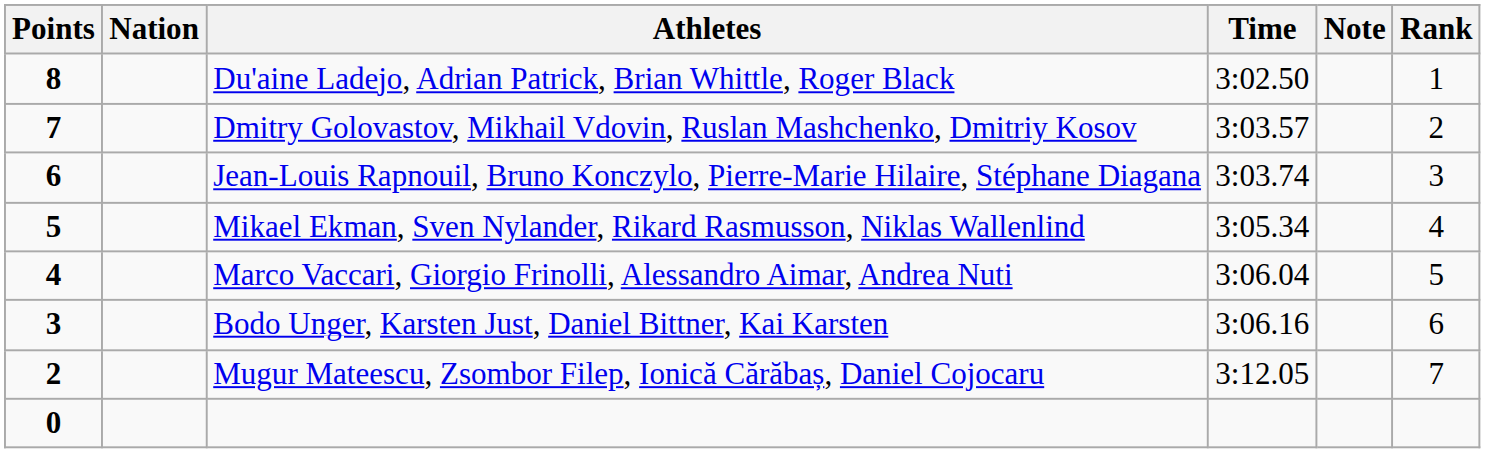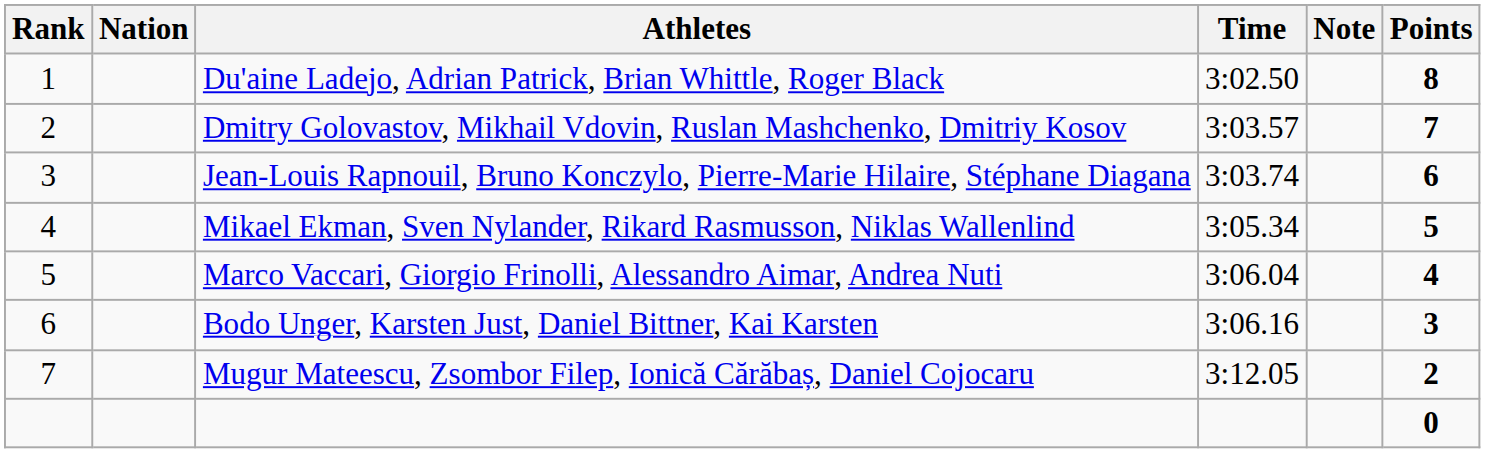columns swapped: (1436, 29) <-> (54, 29)
